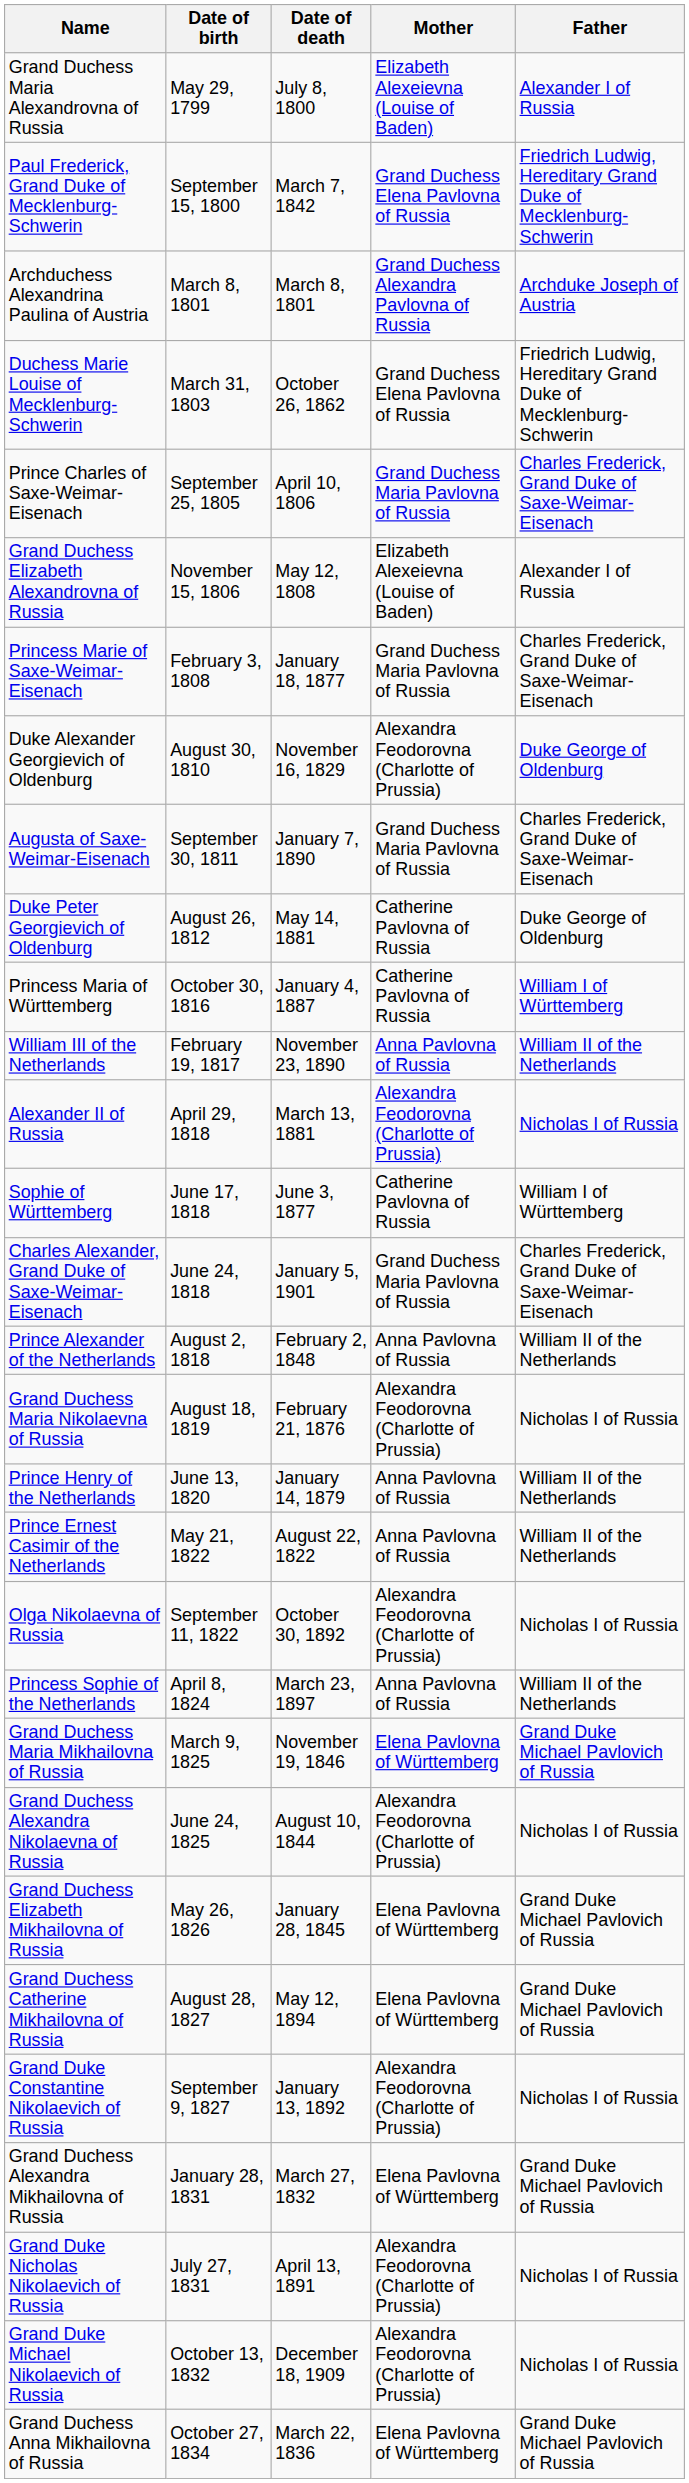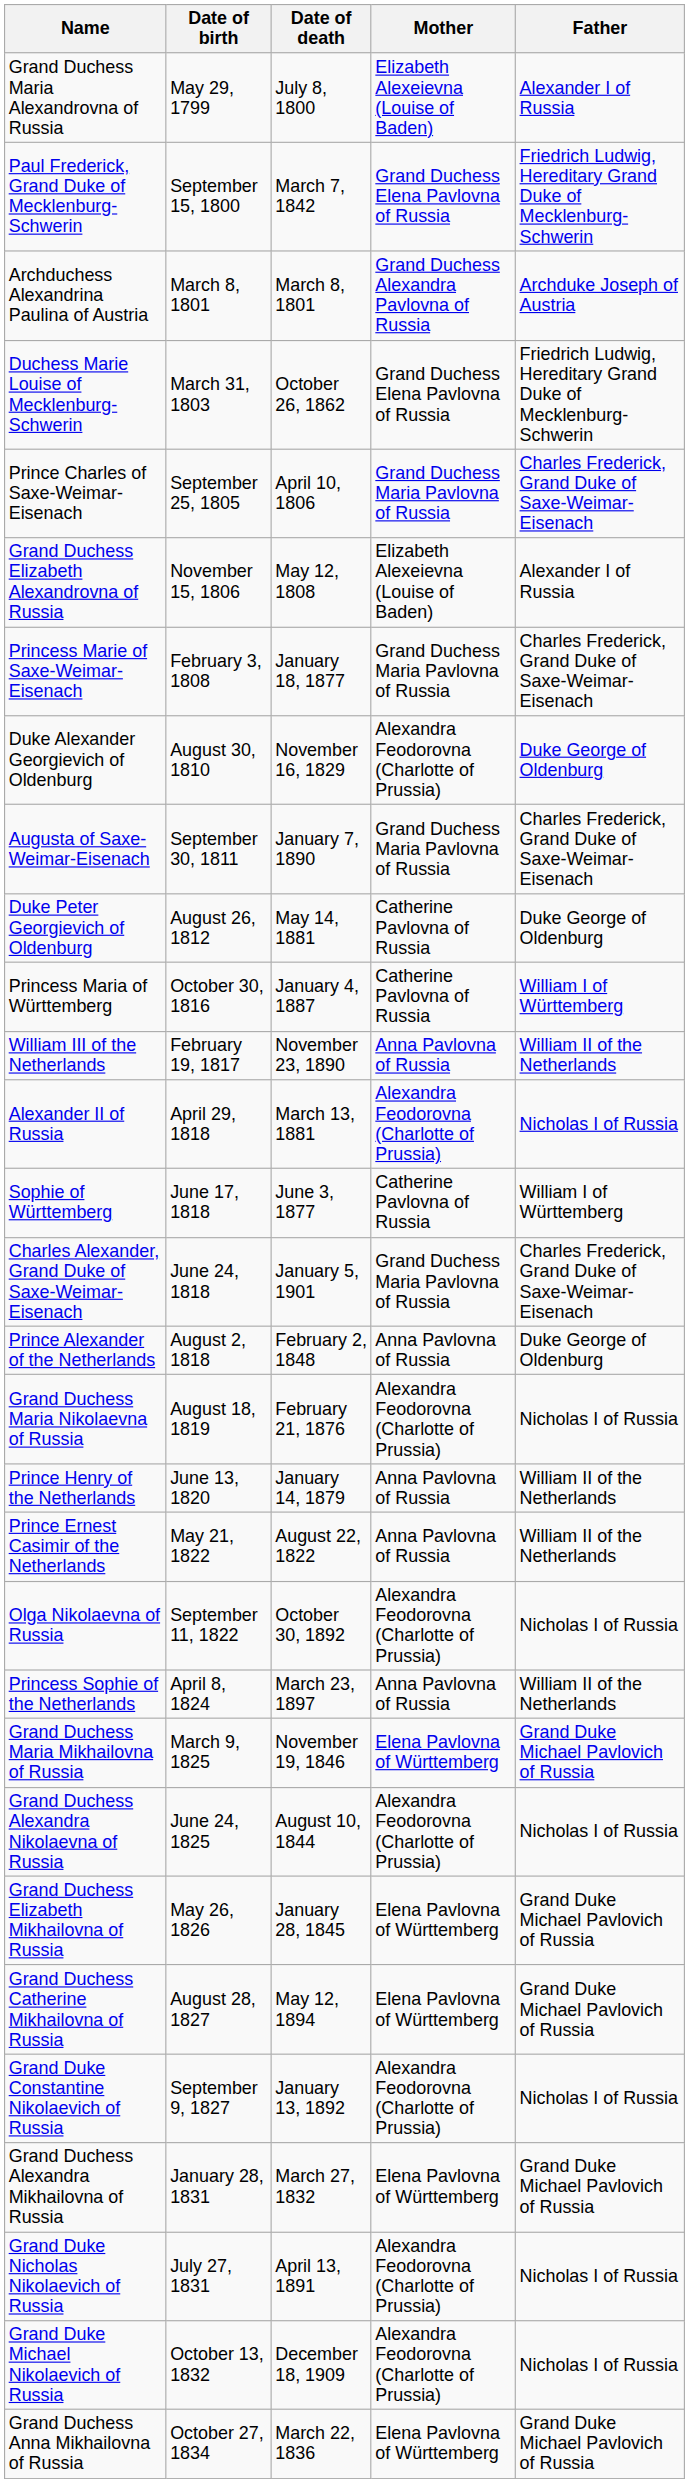(581, 1350) William II of the Netherlands -> (583, 1350) Duke George of Oldenburg
